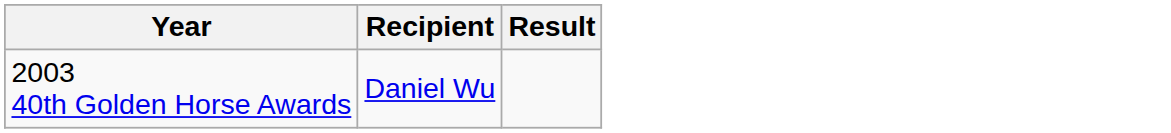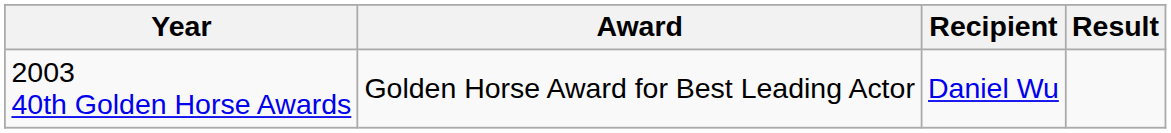+ column: (640, 27)
